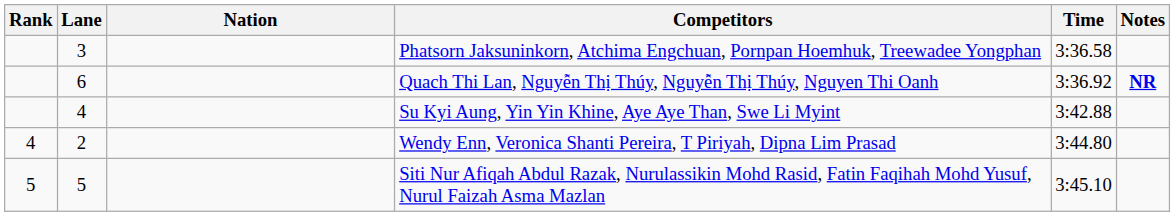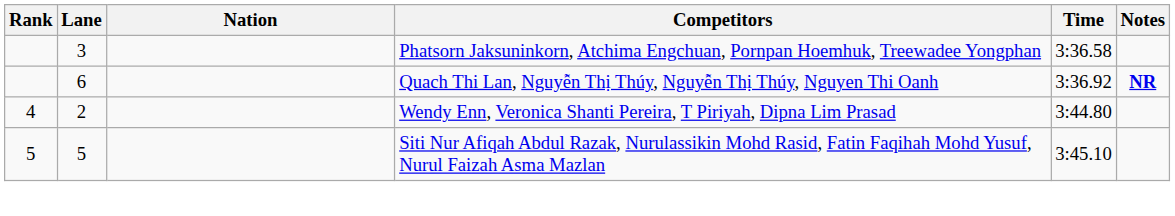- row: (620, 112)
